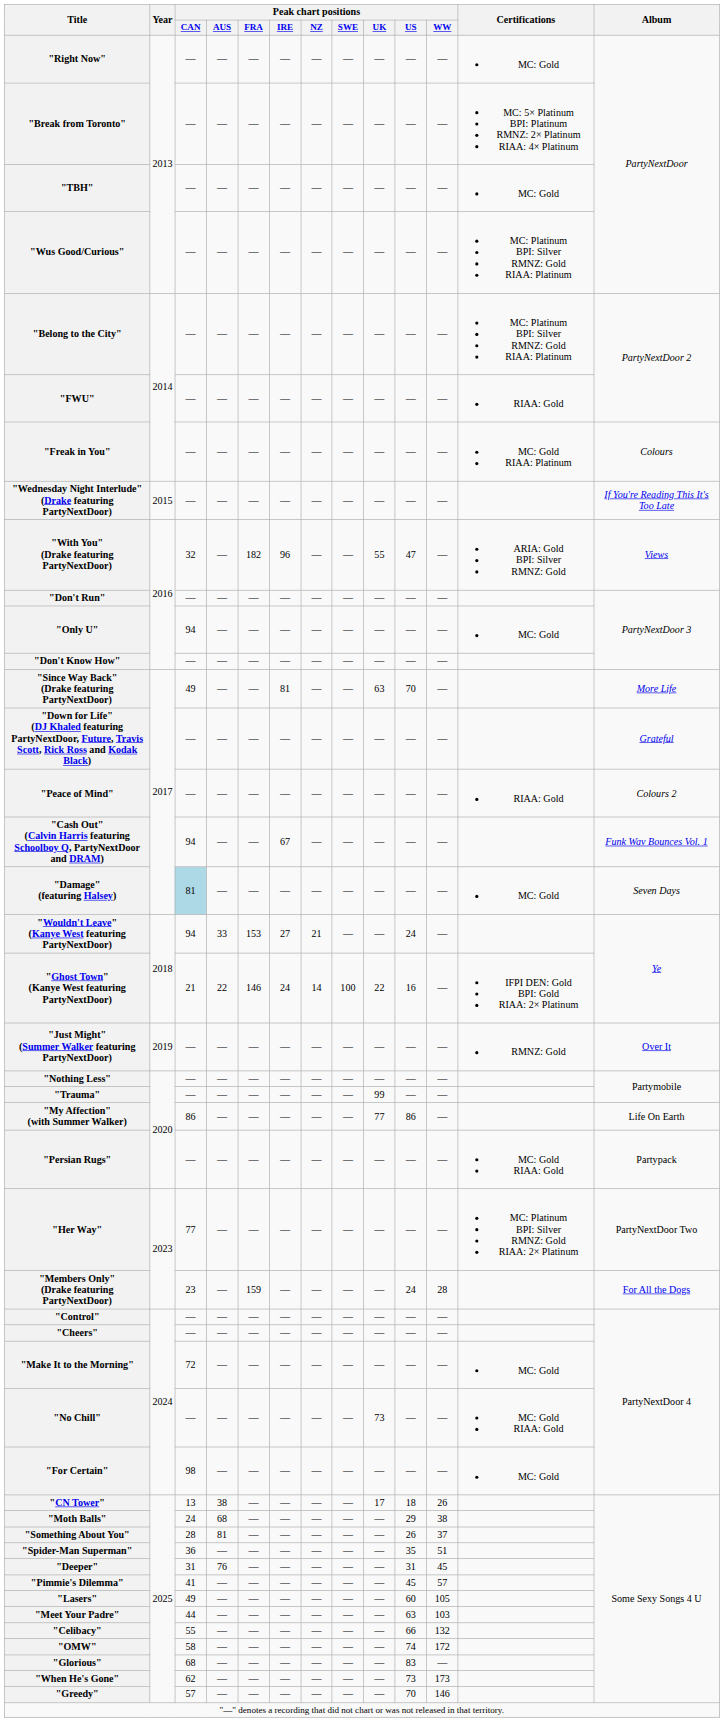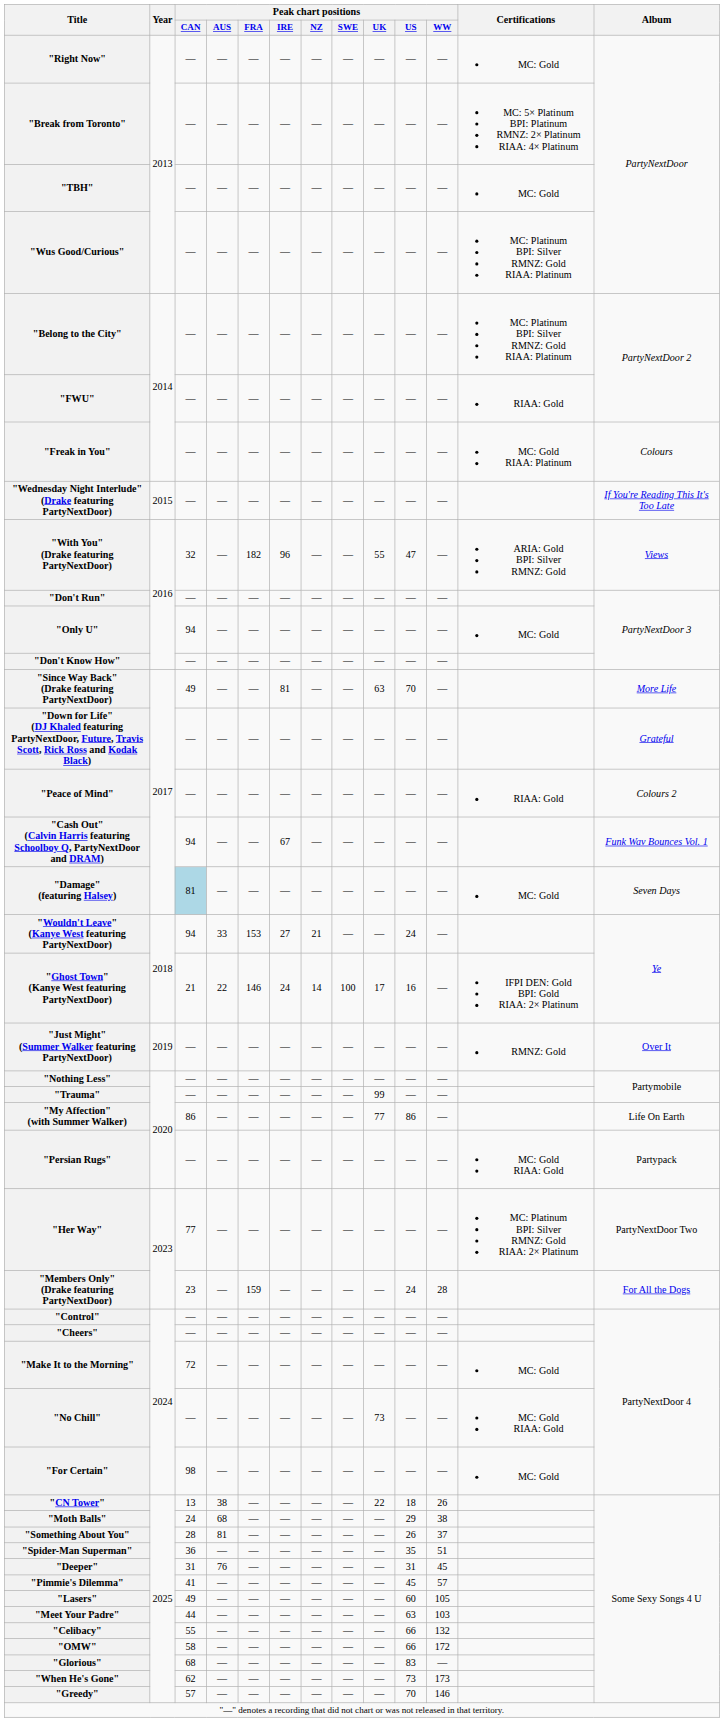(379, 988) 22 -> (379, 988) 17
(379, 1502) 17 -> (379, 1502) 22
(411, 1646) 74 -> (411, 1646) 66
